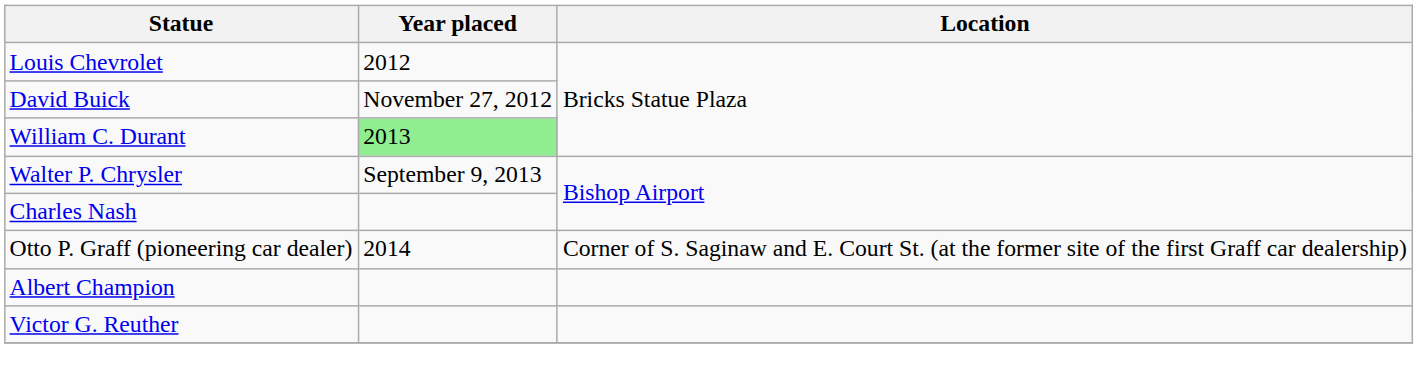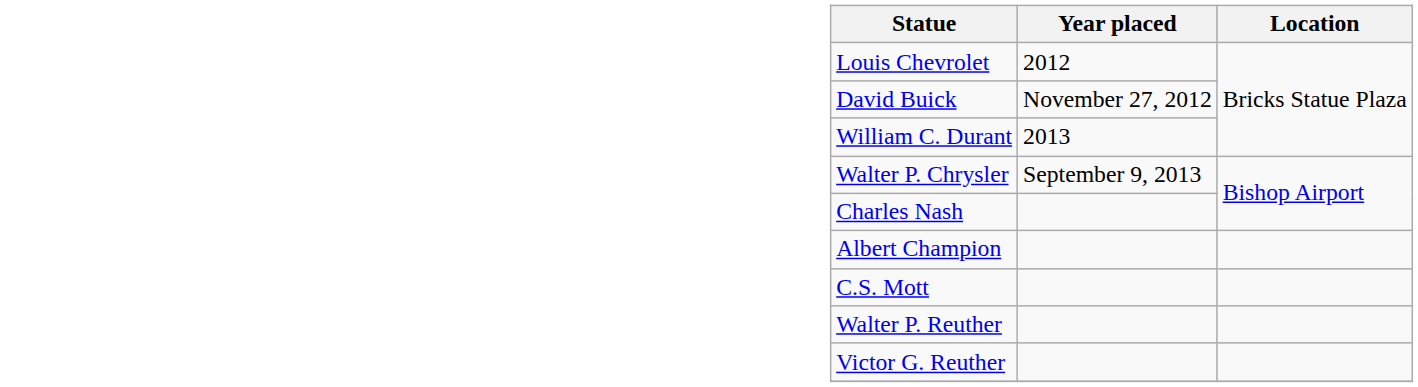(387, 136) lightgreen background -> (1047, 136) no background
- row: (181, 249)
+ row: (883, 286)
+ row: (919, 324)
